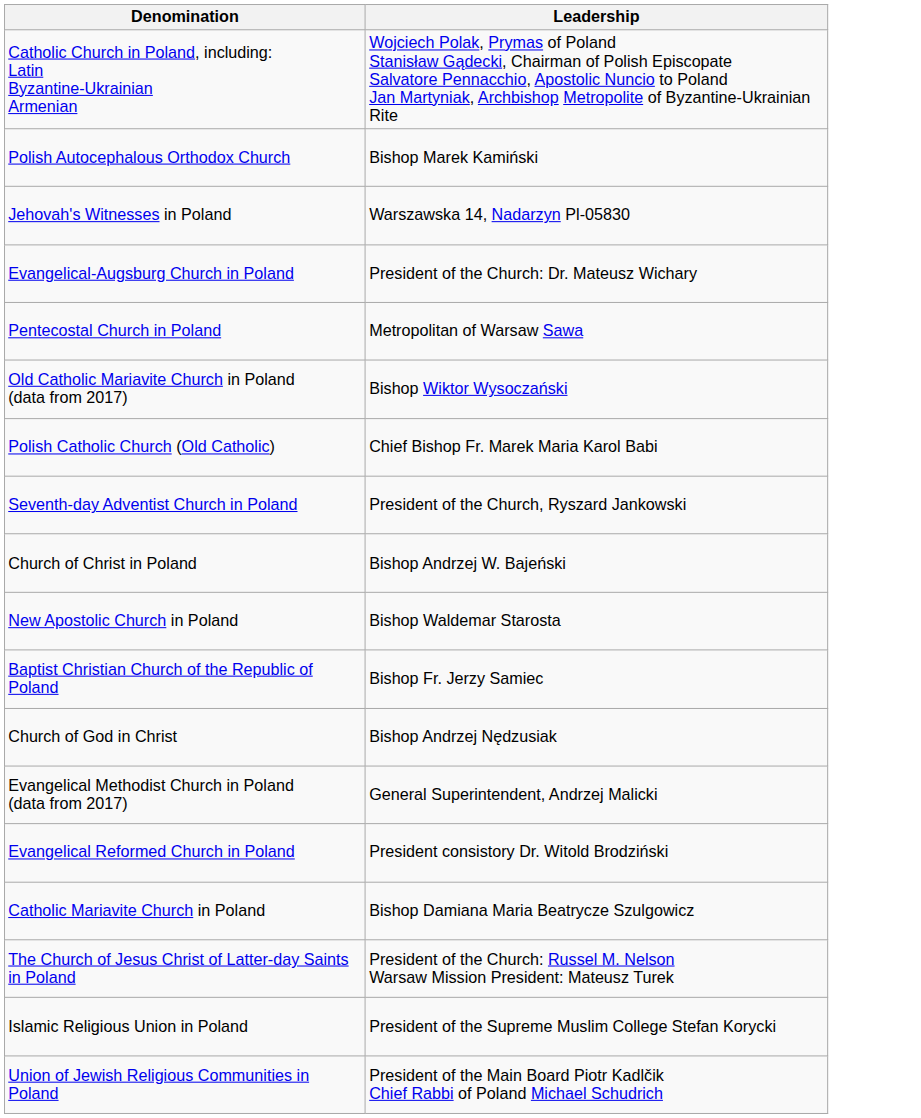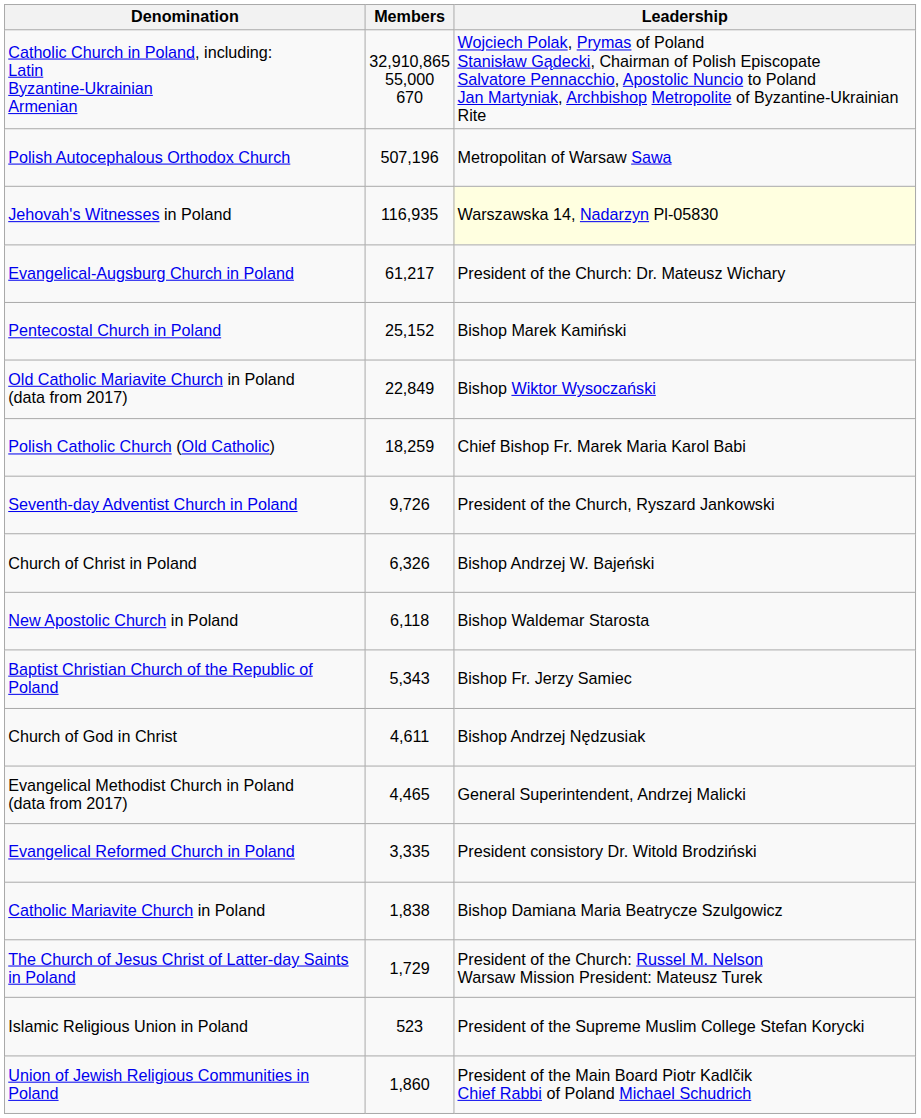+ column: (410, 17)
(454, 157) Bishop Marek Kamiński -> (565, 157) Metropolitan of Warsaw Sawa
(500, 215) no background -> (588, 215) lightyellow background
(476, 331) Metropolitan of Warsaw Sawa -> (542, 331) Bishop Marek Kamiński
